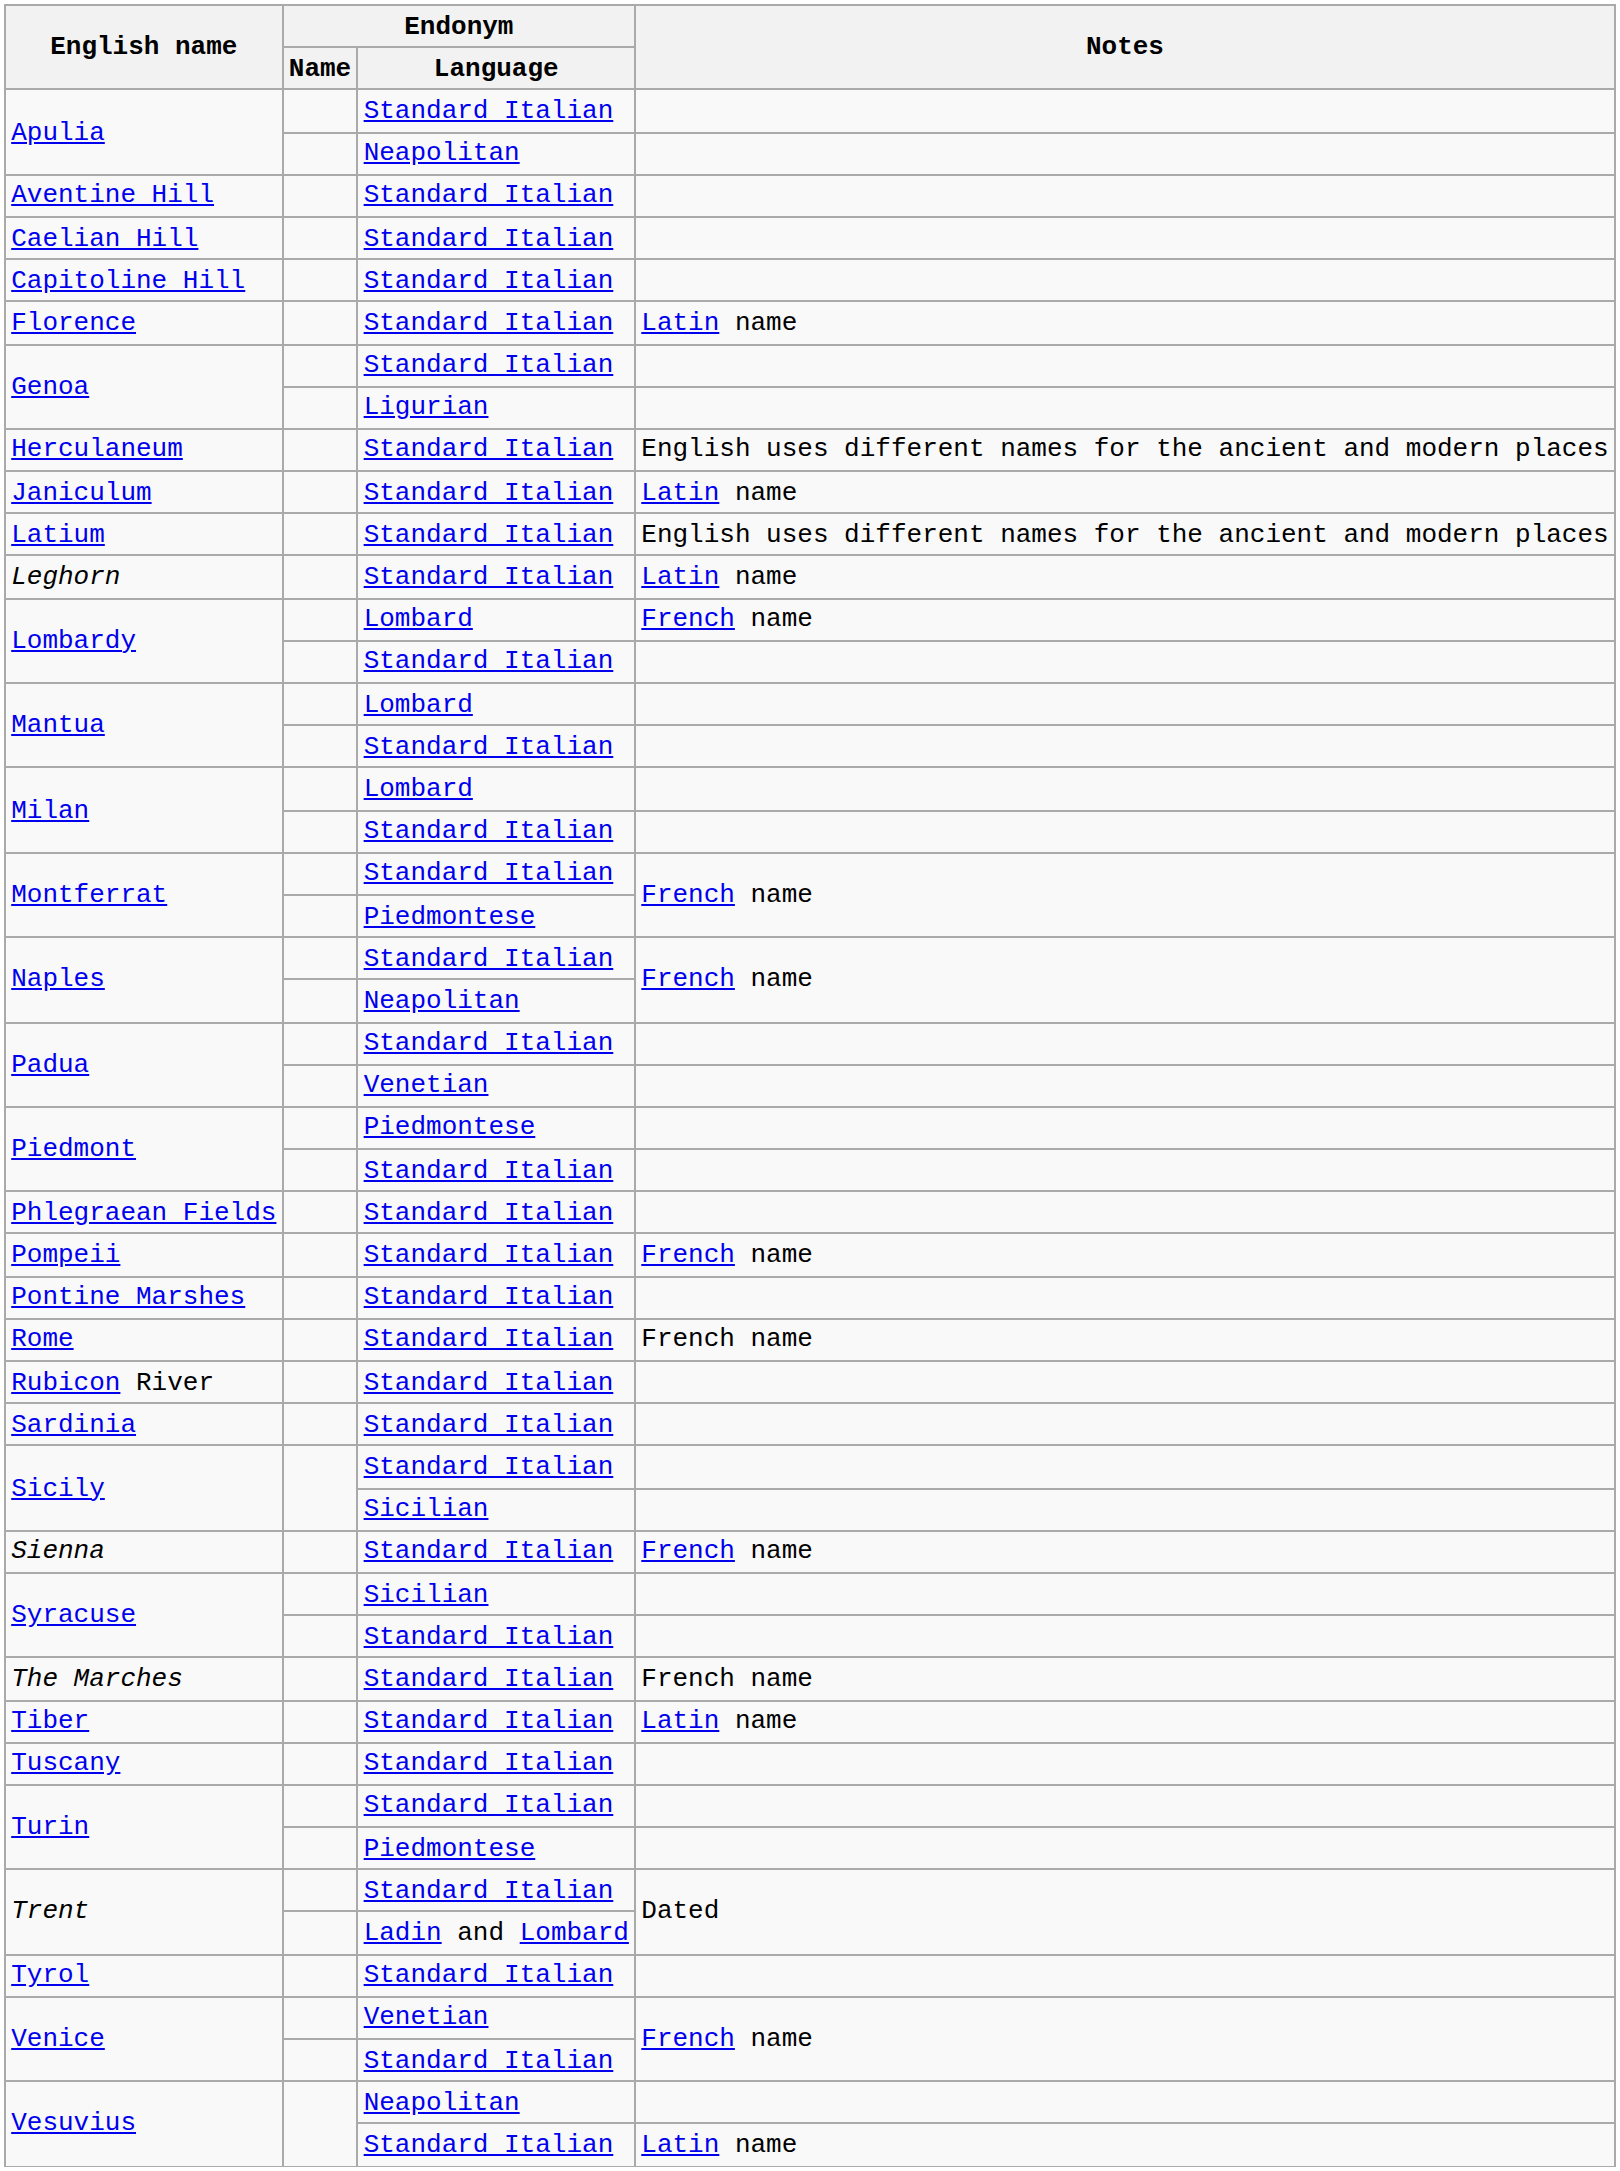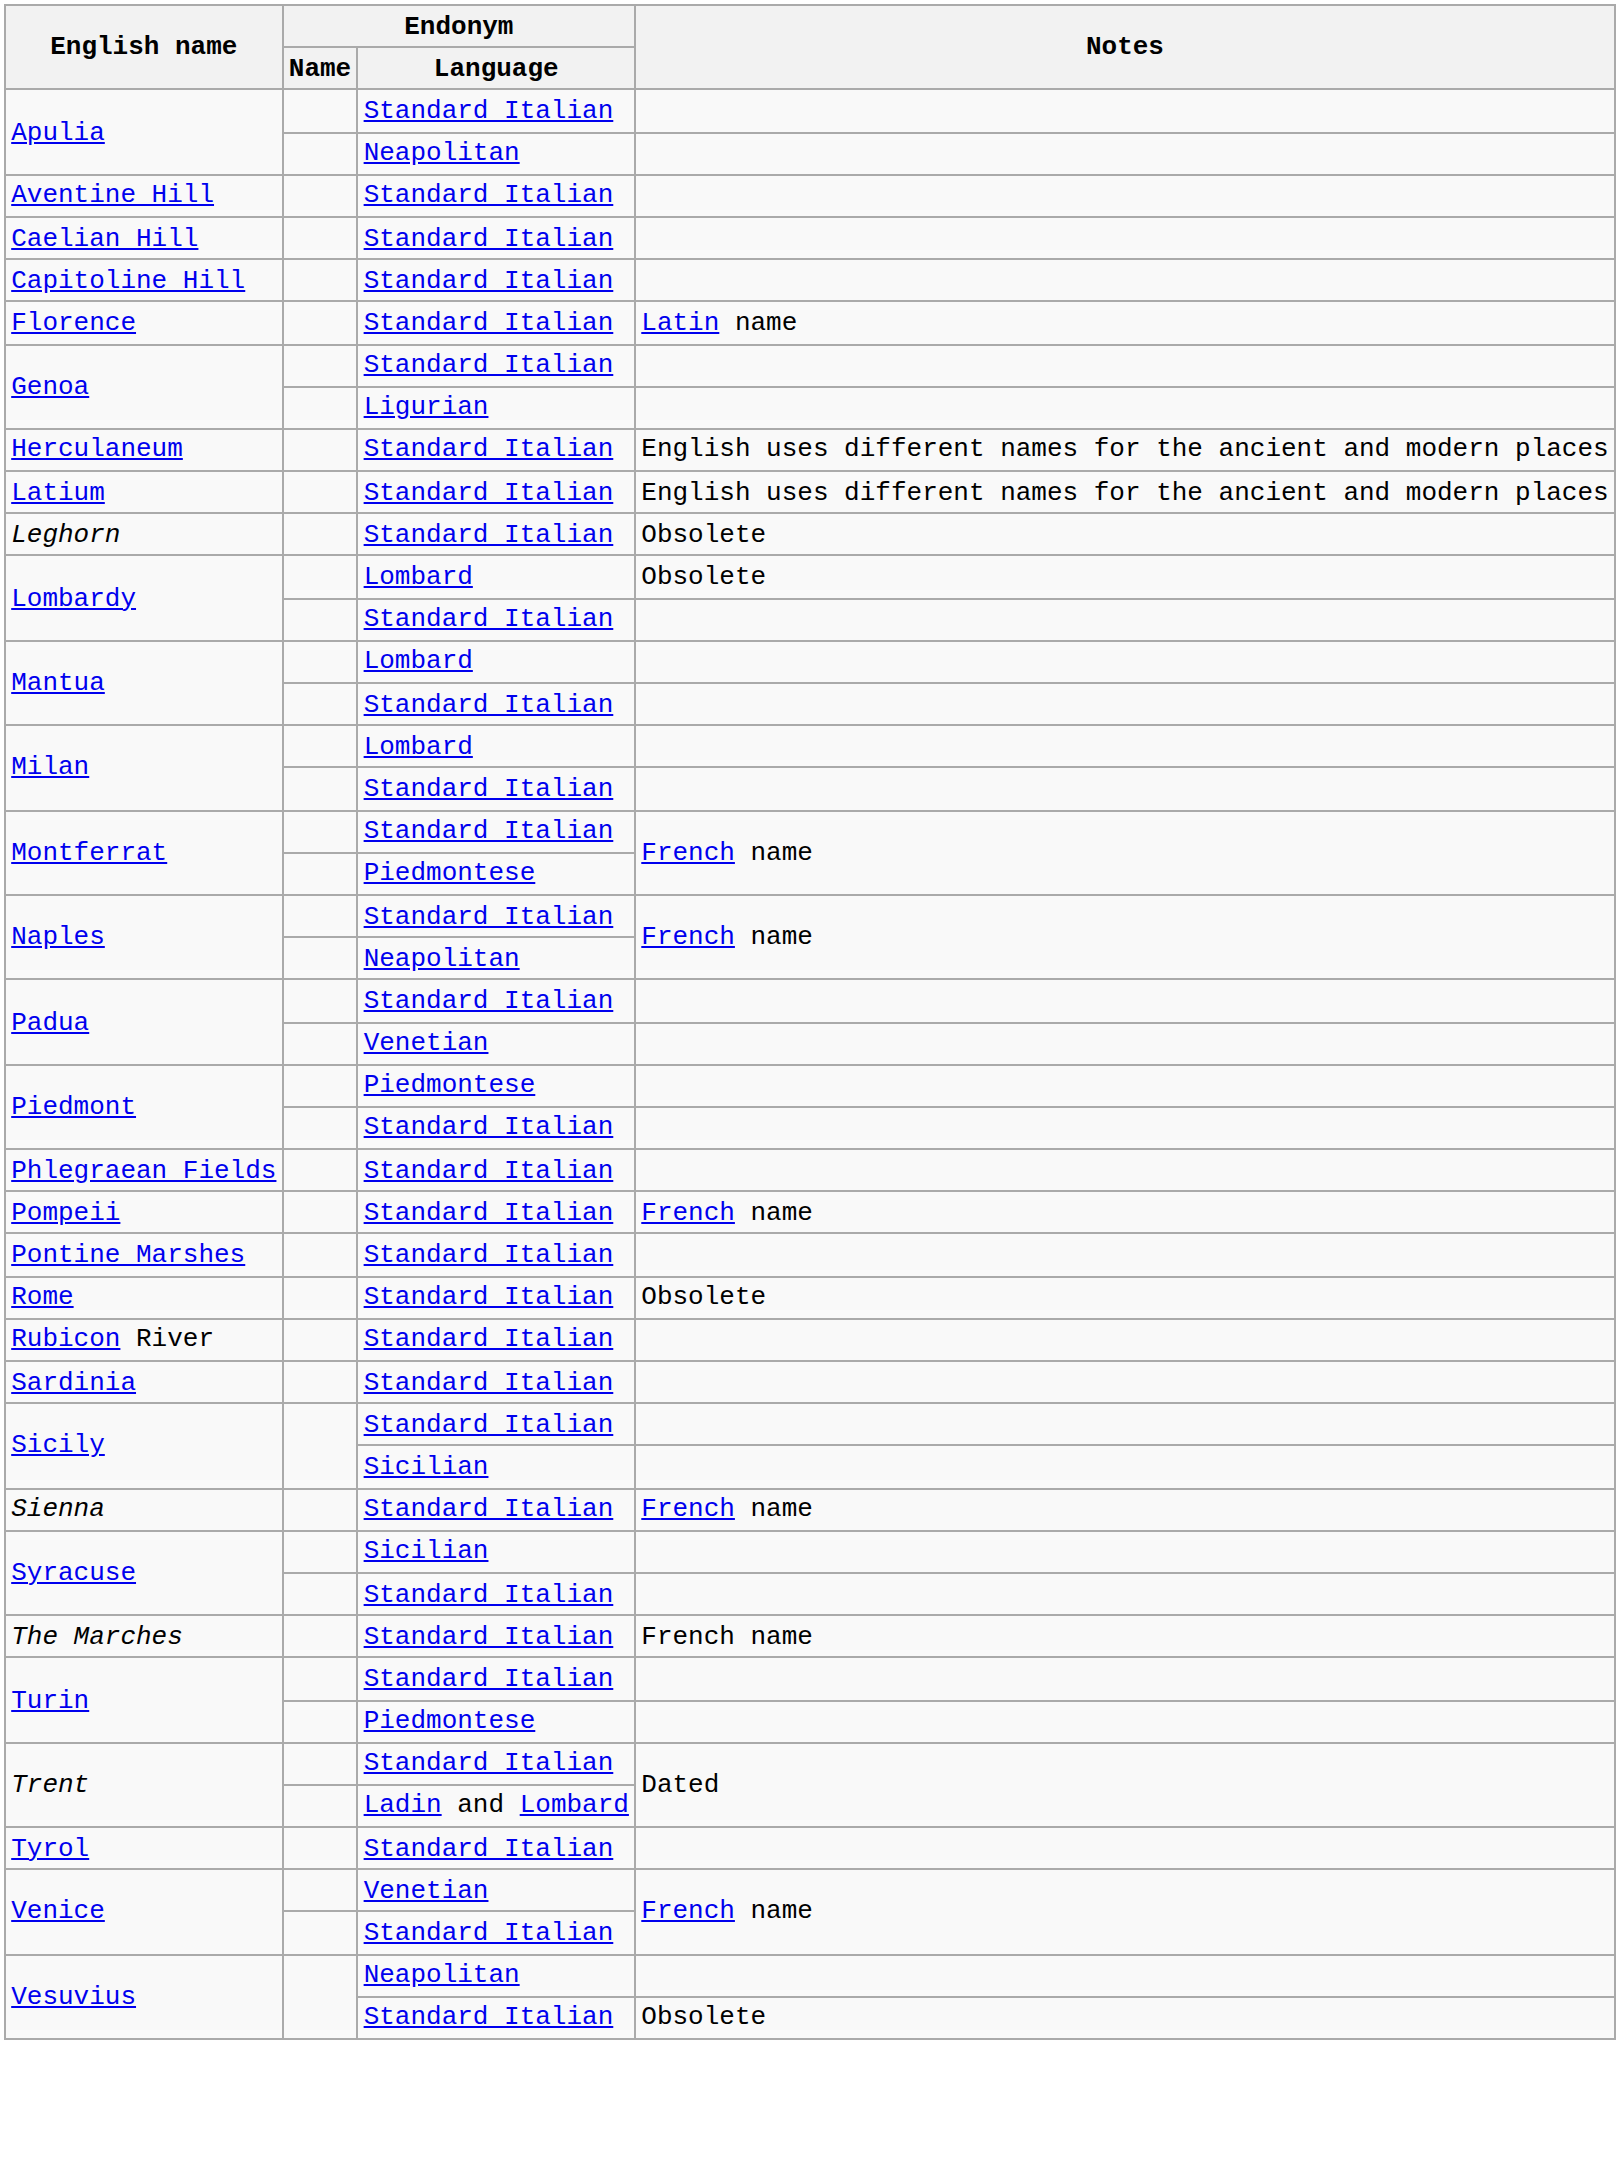- row: (81, 492)
(719, 577) Latin name -> (704, 535) Obsolete
(727, 619) French name -> (704, 577) Obsolete
(727, 1340) French name -> (704, 1297) Obsolete
- row: (50, 1721)
- row: (66, 1764)
(719, 2145) Latin name -> (704, 2018) Obsolete
